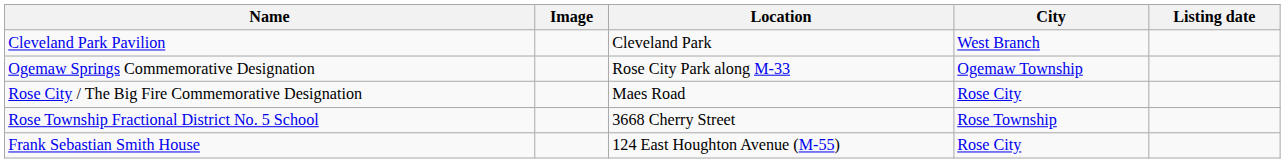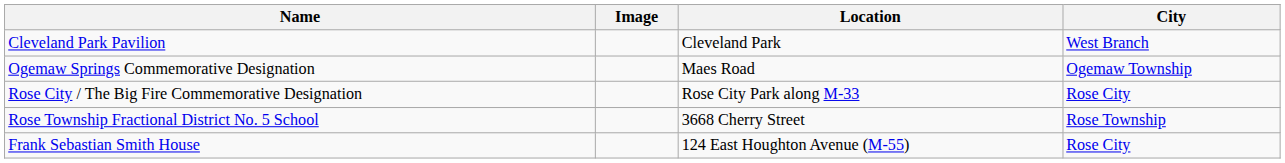- column: (1214, 17)
(701, 68) Rose City Park along M-33 -> (718, 68) Maes Road
(649, 94) Maes Road -> (771, 94) Rose City Park along M-33
